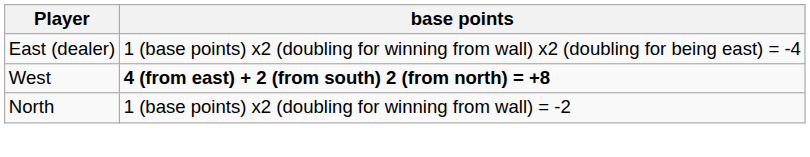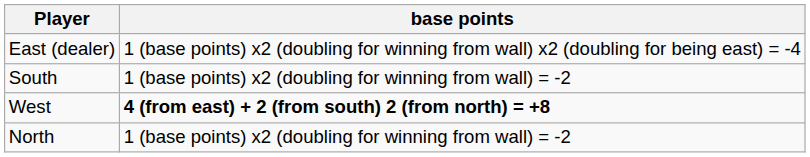+ row: (33, 78)
